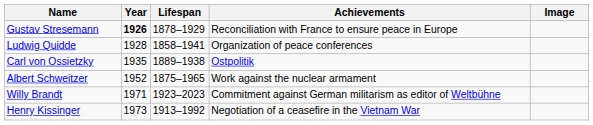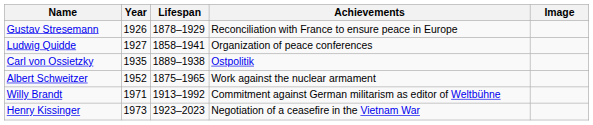(135, 29) bold -> (135, 29) normal
(135, 45) 1928 -> (135, 45) 1927
(179, 95) 1923–2023 -> (179, 95) 1913–1992
(179, 111) 1913–1992 -> (179, 111) 1923–2023
